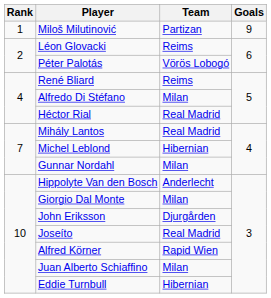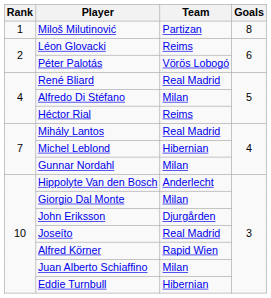(249, 30) 9 -> (249, 30) 8
(178, 81) Reims -> (191, 81) Real Madrid
(191, 115) Real Madrid -> (178, 115) Reims
